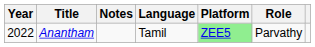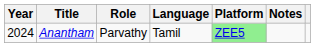columns swapped: (279, 14) <-> (116, 14)
(20, 33) 2022 -> (20, 33) 2024
